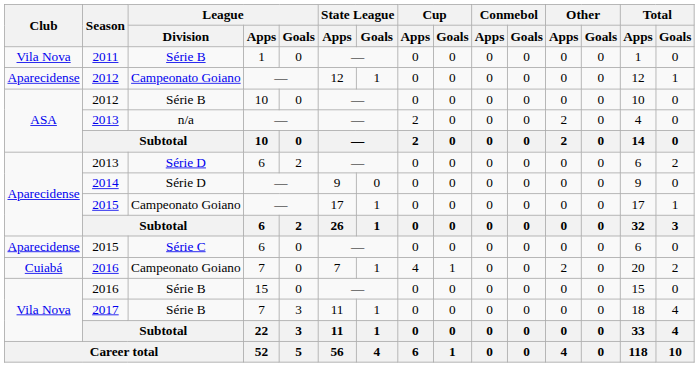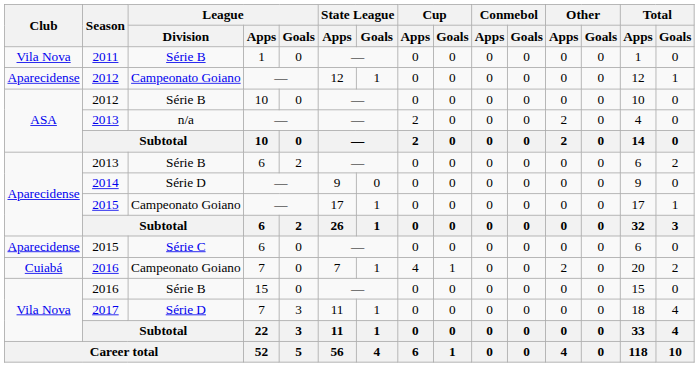(186, 162) Série D -> (186, 162) Série B
(186, 309) Série B -> (186, 309) Série D
